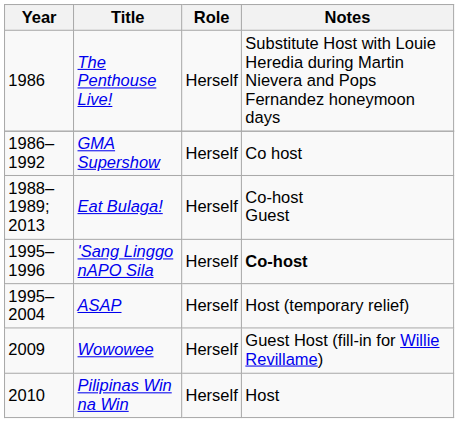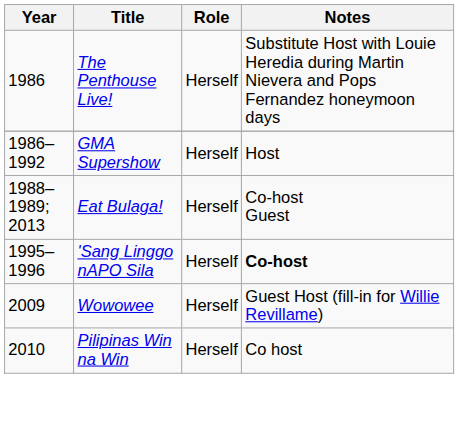(274, 153) Co host -> (262, 153) Host
- row: (100, 305)
(262, 395) Host -> (274, 350) Co host
